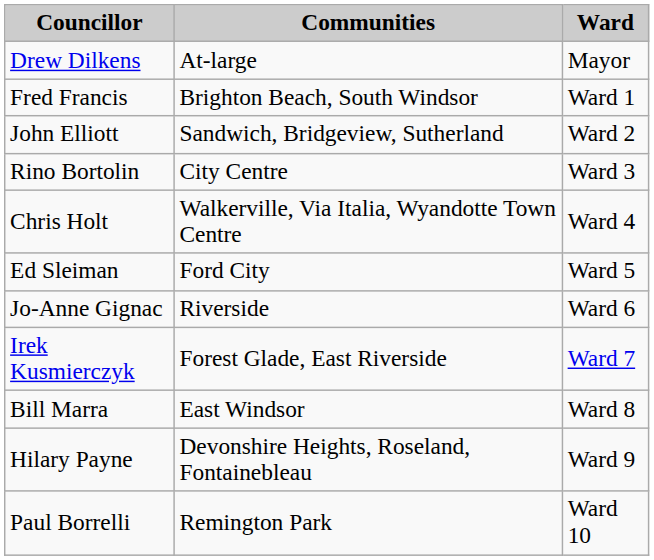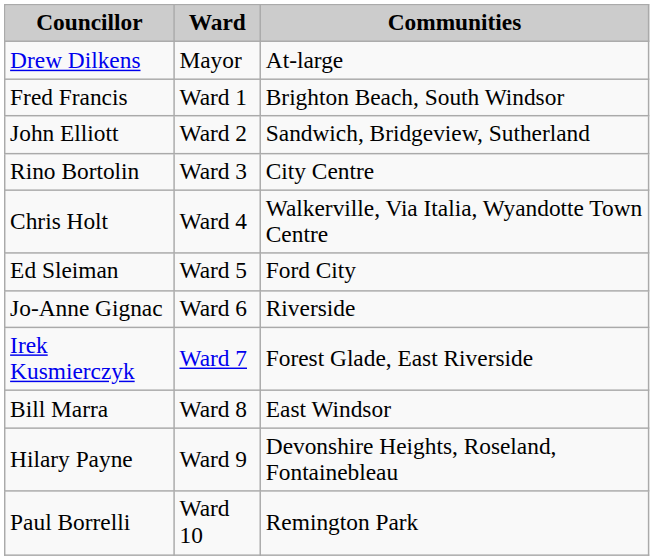columns swapped: (605, 23) <-> (368, 23)
